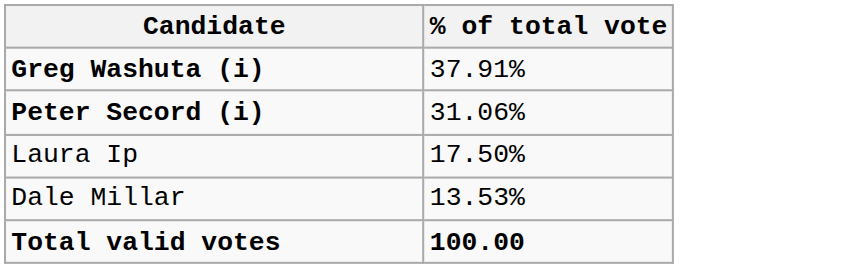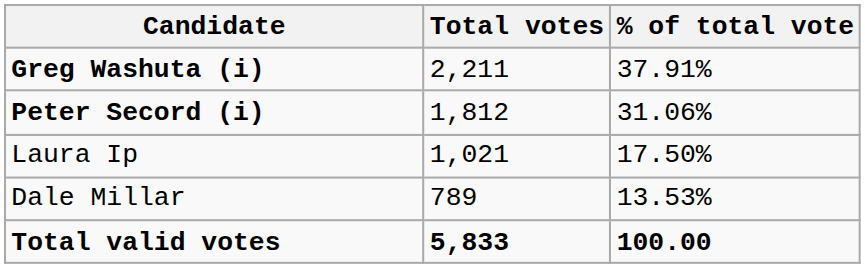+ column: (517, 27)
